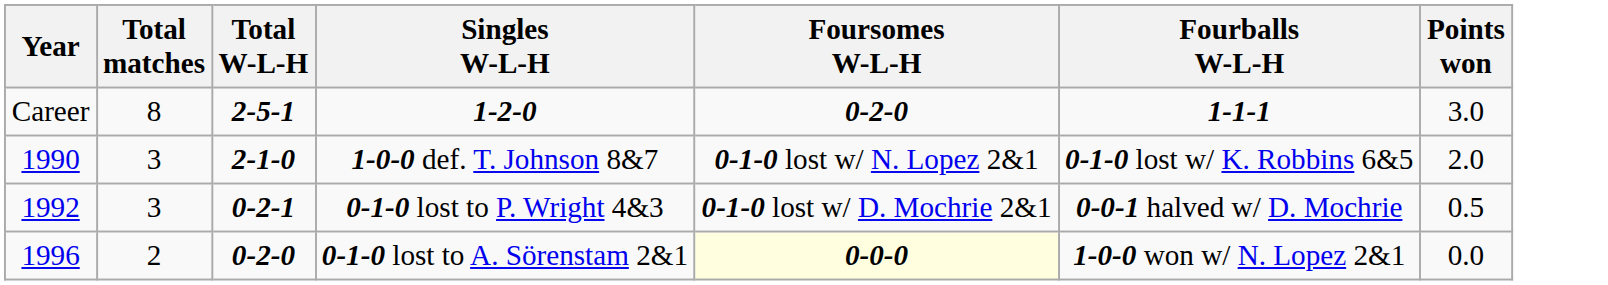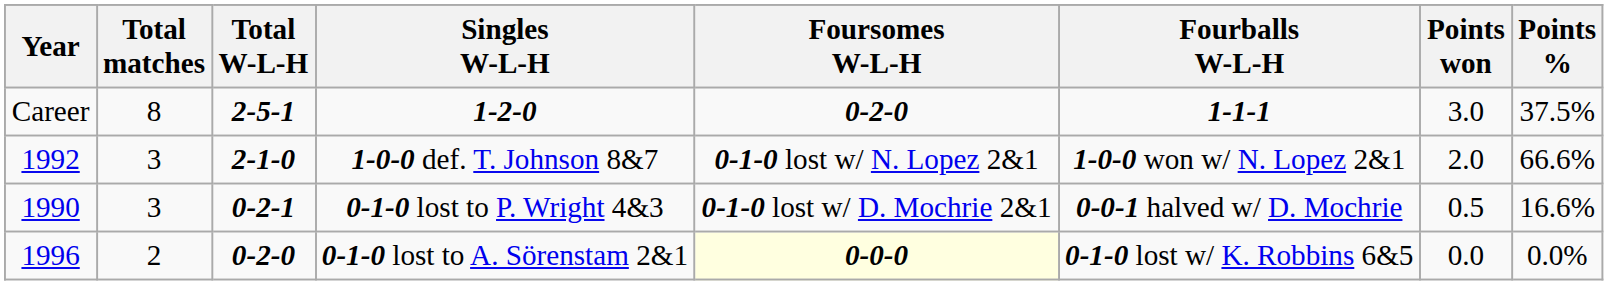+ column: (1557, 46)
(51, 159) 1990 -> (51, 159) 1992
(1239, 159) 0-1-0 lost w/ K. Robbins 6&5 -> (1239, 159) 1-0-0 won w/ N. Lopez 2&1
(51, 207) 1992 -> (51, 207) 1990
(1239, 255) 1-0-0 won w/ N. Lopez 2&1 -> (1239, 255) 0-1-0 lost w/ K. Robbins 6&5
